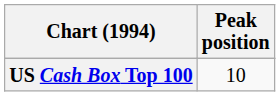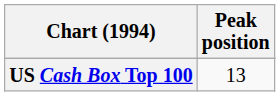(236, 74) 10 -> (236, 74) 13
